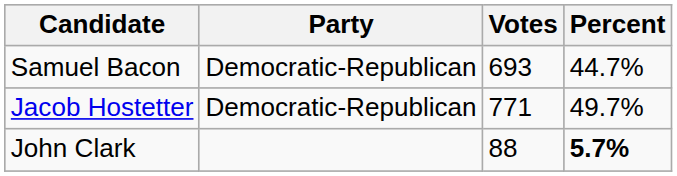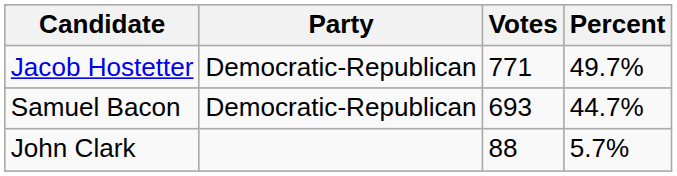rows swapped: (102, 107) <-> (96, 66)
(599, 149) bold -> (599, 149) normal
